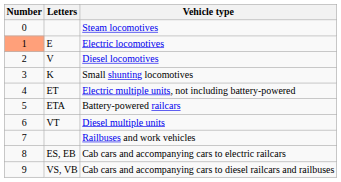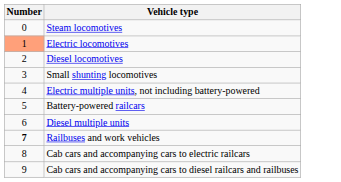- column: (62, 12)
(24, 138) normal -> (24, 138) bold
